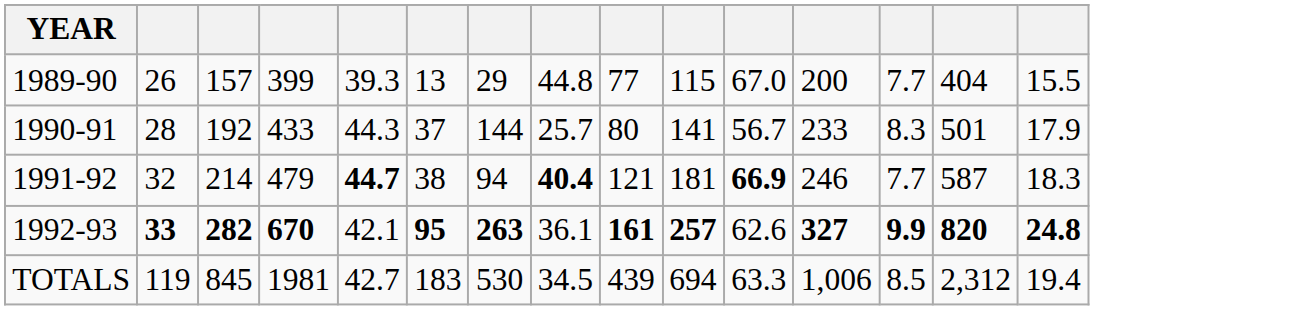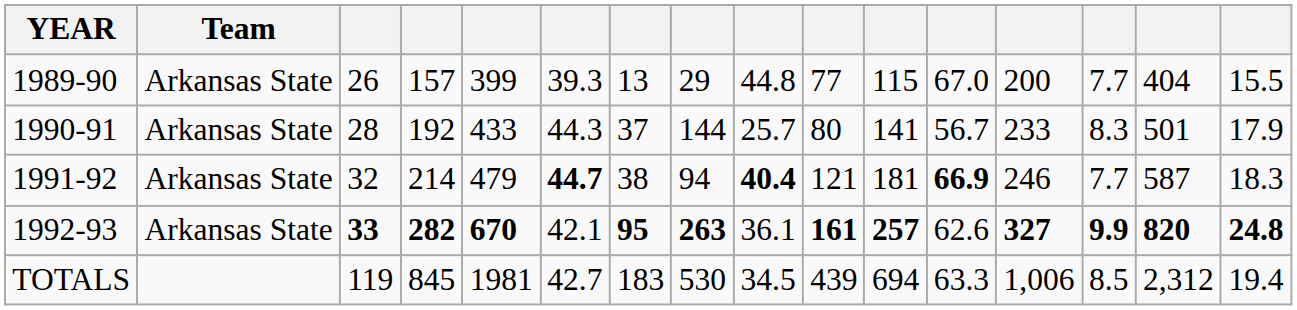+ column: (239, 29)
